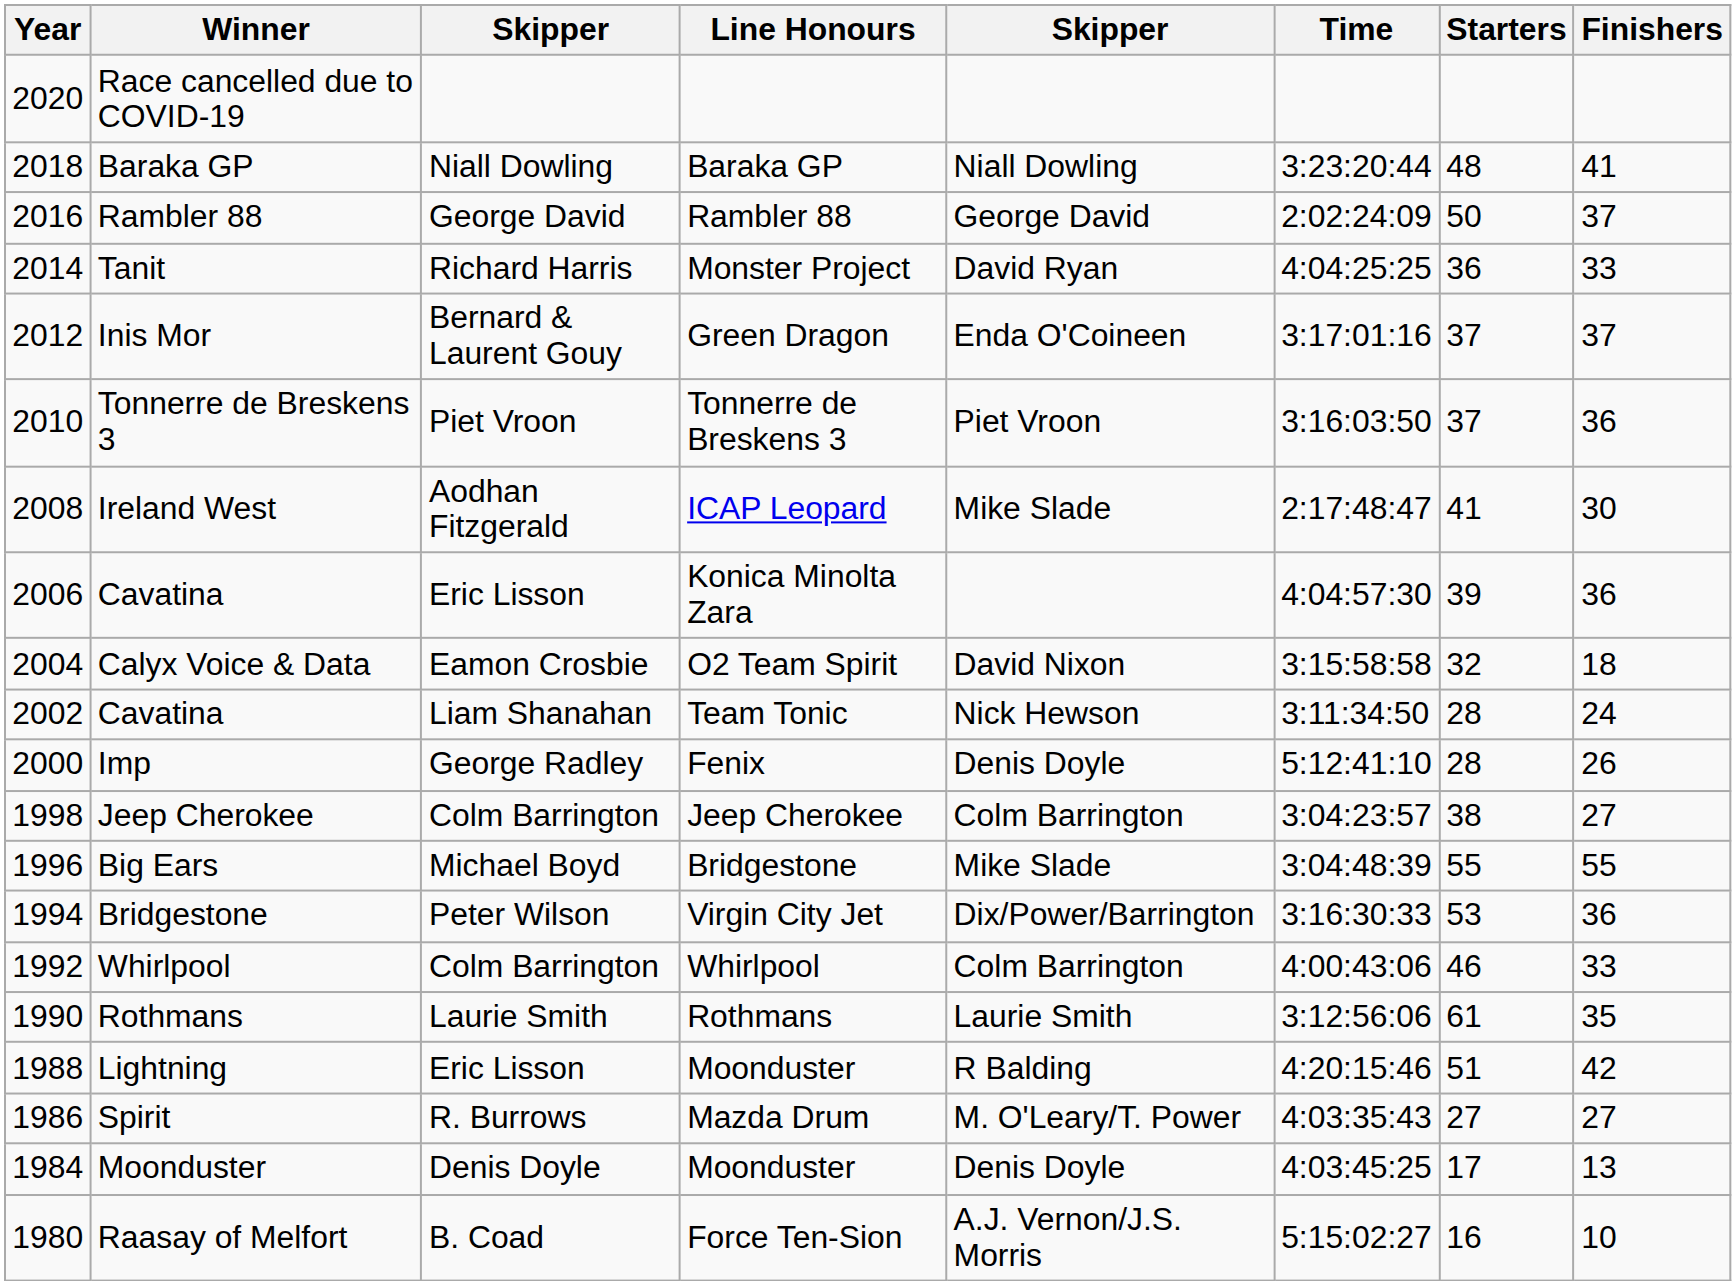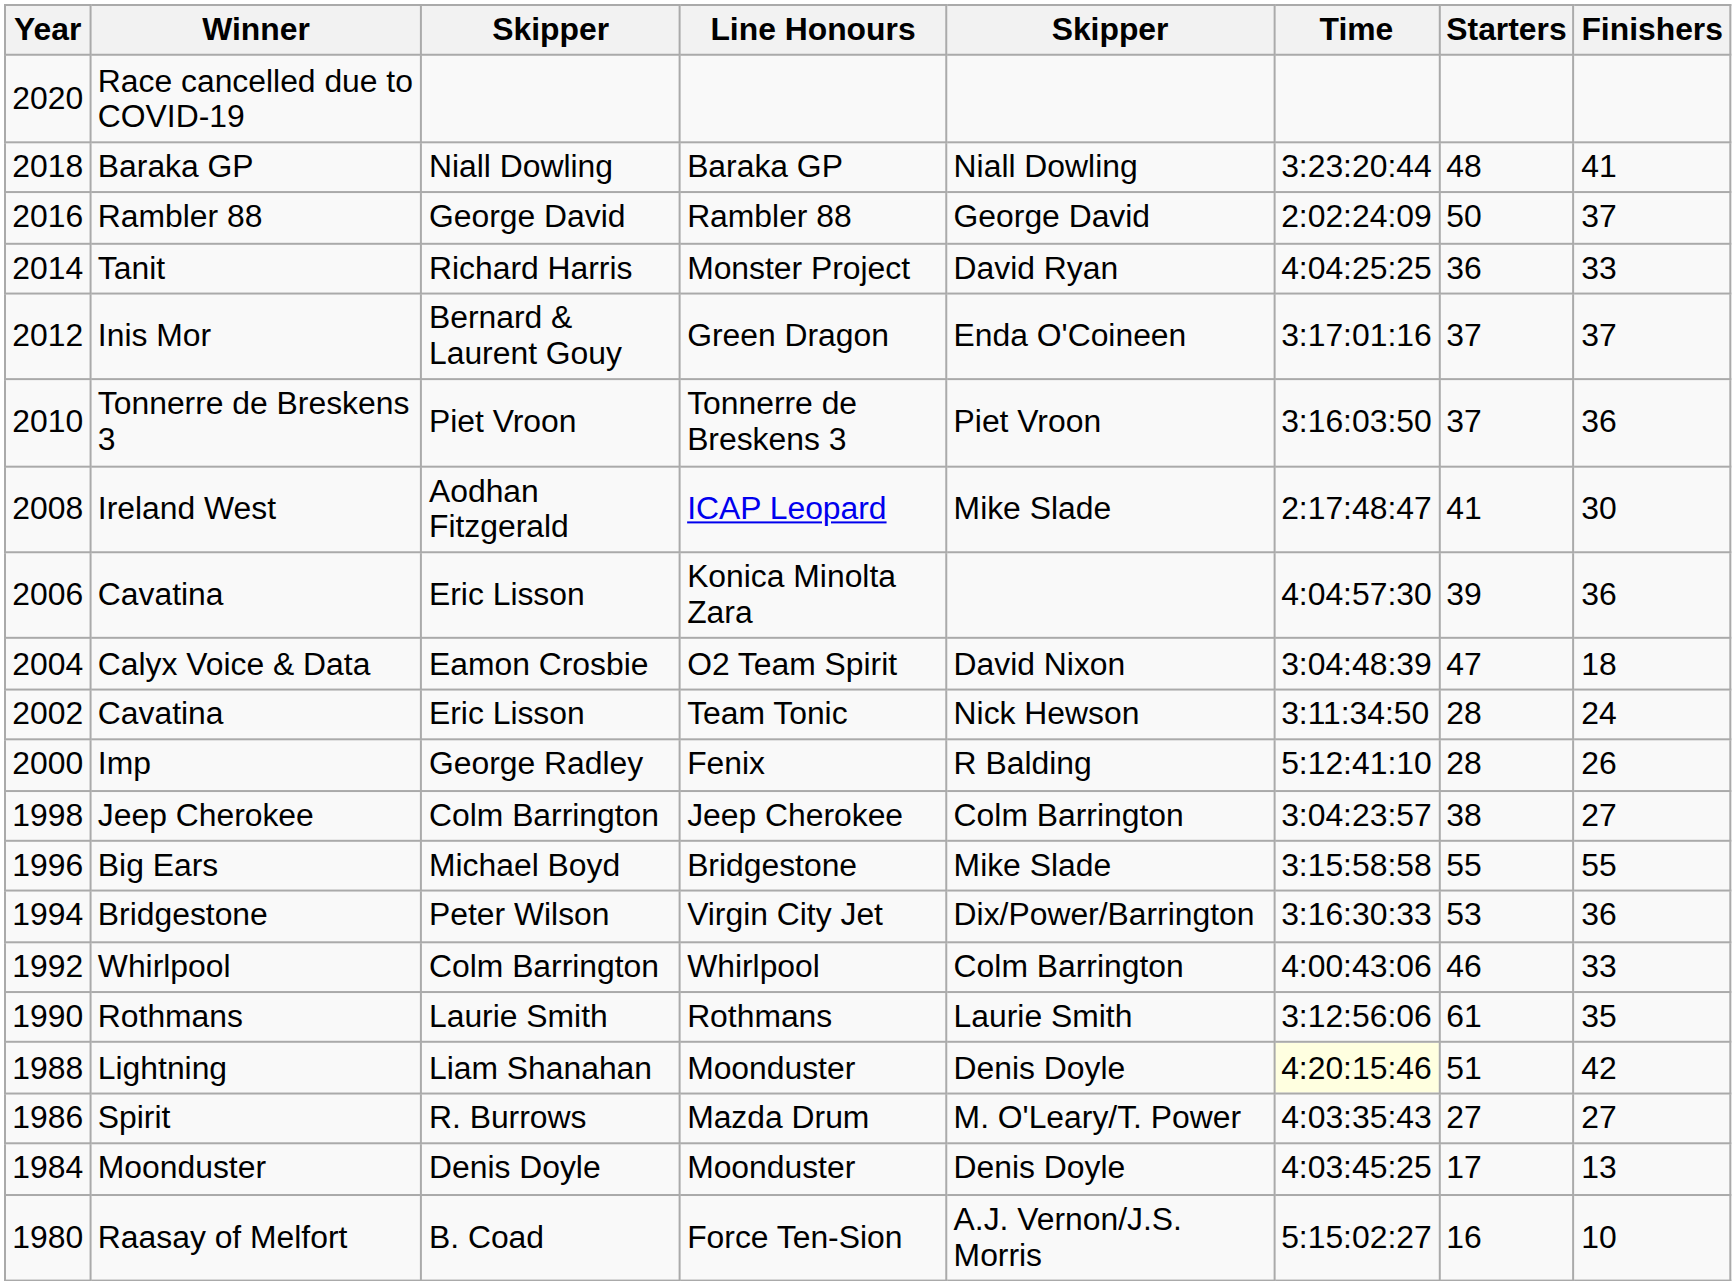(1356, 663) 3:15:58:58 -> (1356, 663) 3:04:48:39
(1464, 663) 32 -> (1464, 663) 47
(541, 713) Liam Shanahan -> (507, 713) Eric Lisson
(1039, 764) Denis Doyle -> (1023, 764) R Balding
(1356, 865) 3:04:48:39 -> (1356, 865) 3:15:58:58
(507, 1067) Eric Lisson -> (541, 1067) Liam Shanahan
(1023, 1067) R Balding -> (1039, 1067) Denis Doyle
(1356, 1067) no background -> (1356, 1067) lightyellow background
